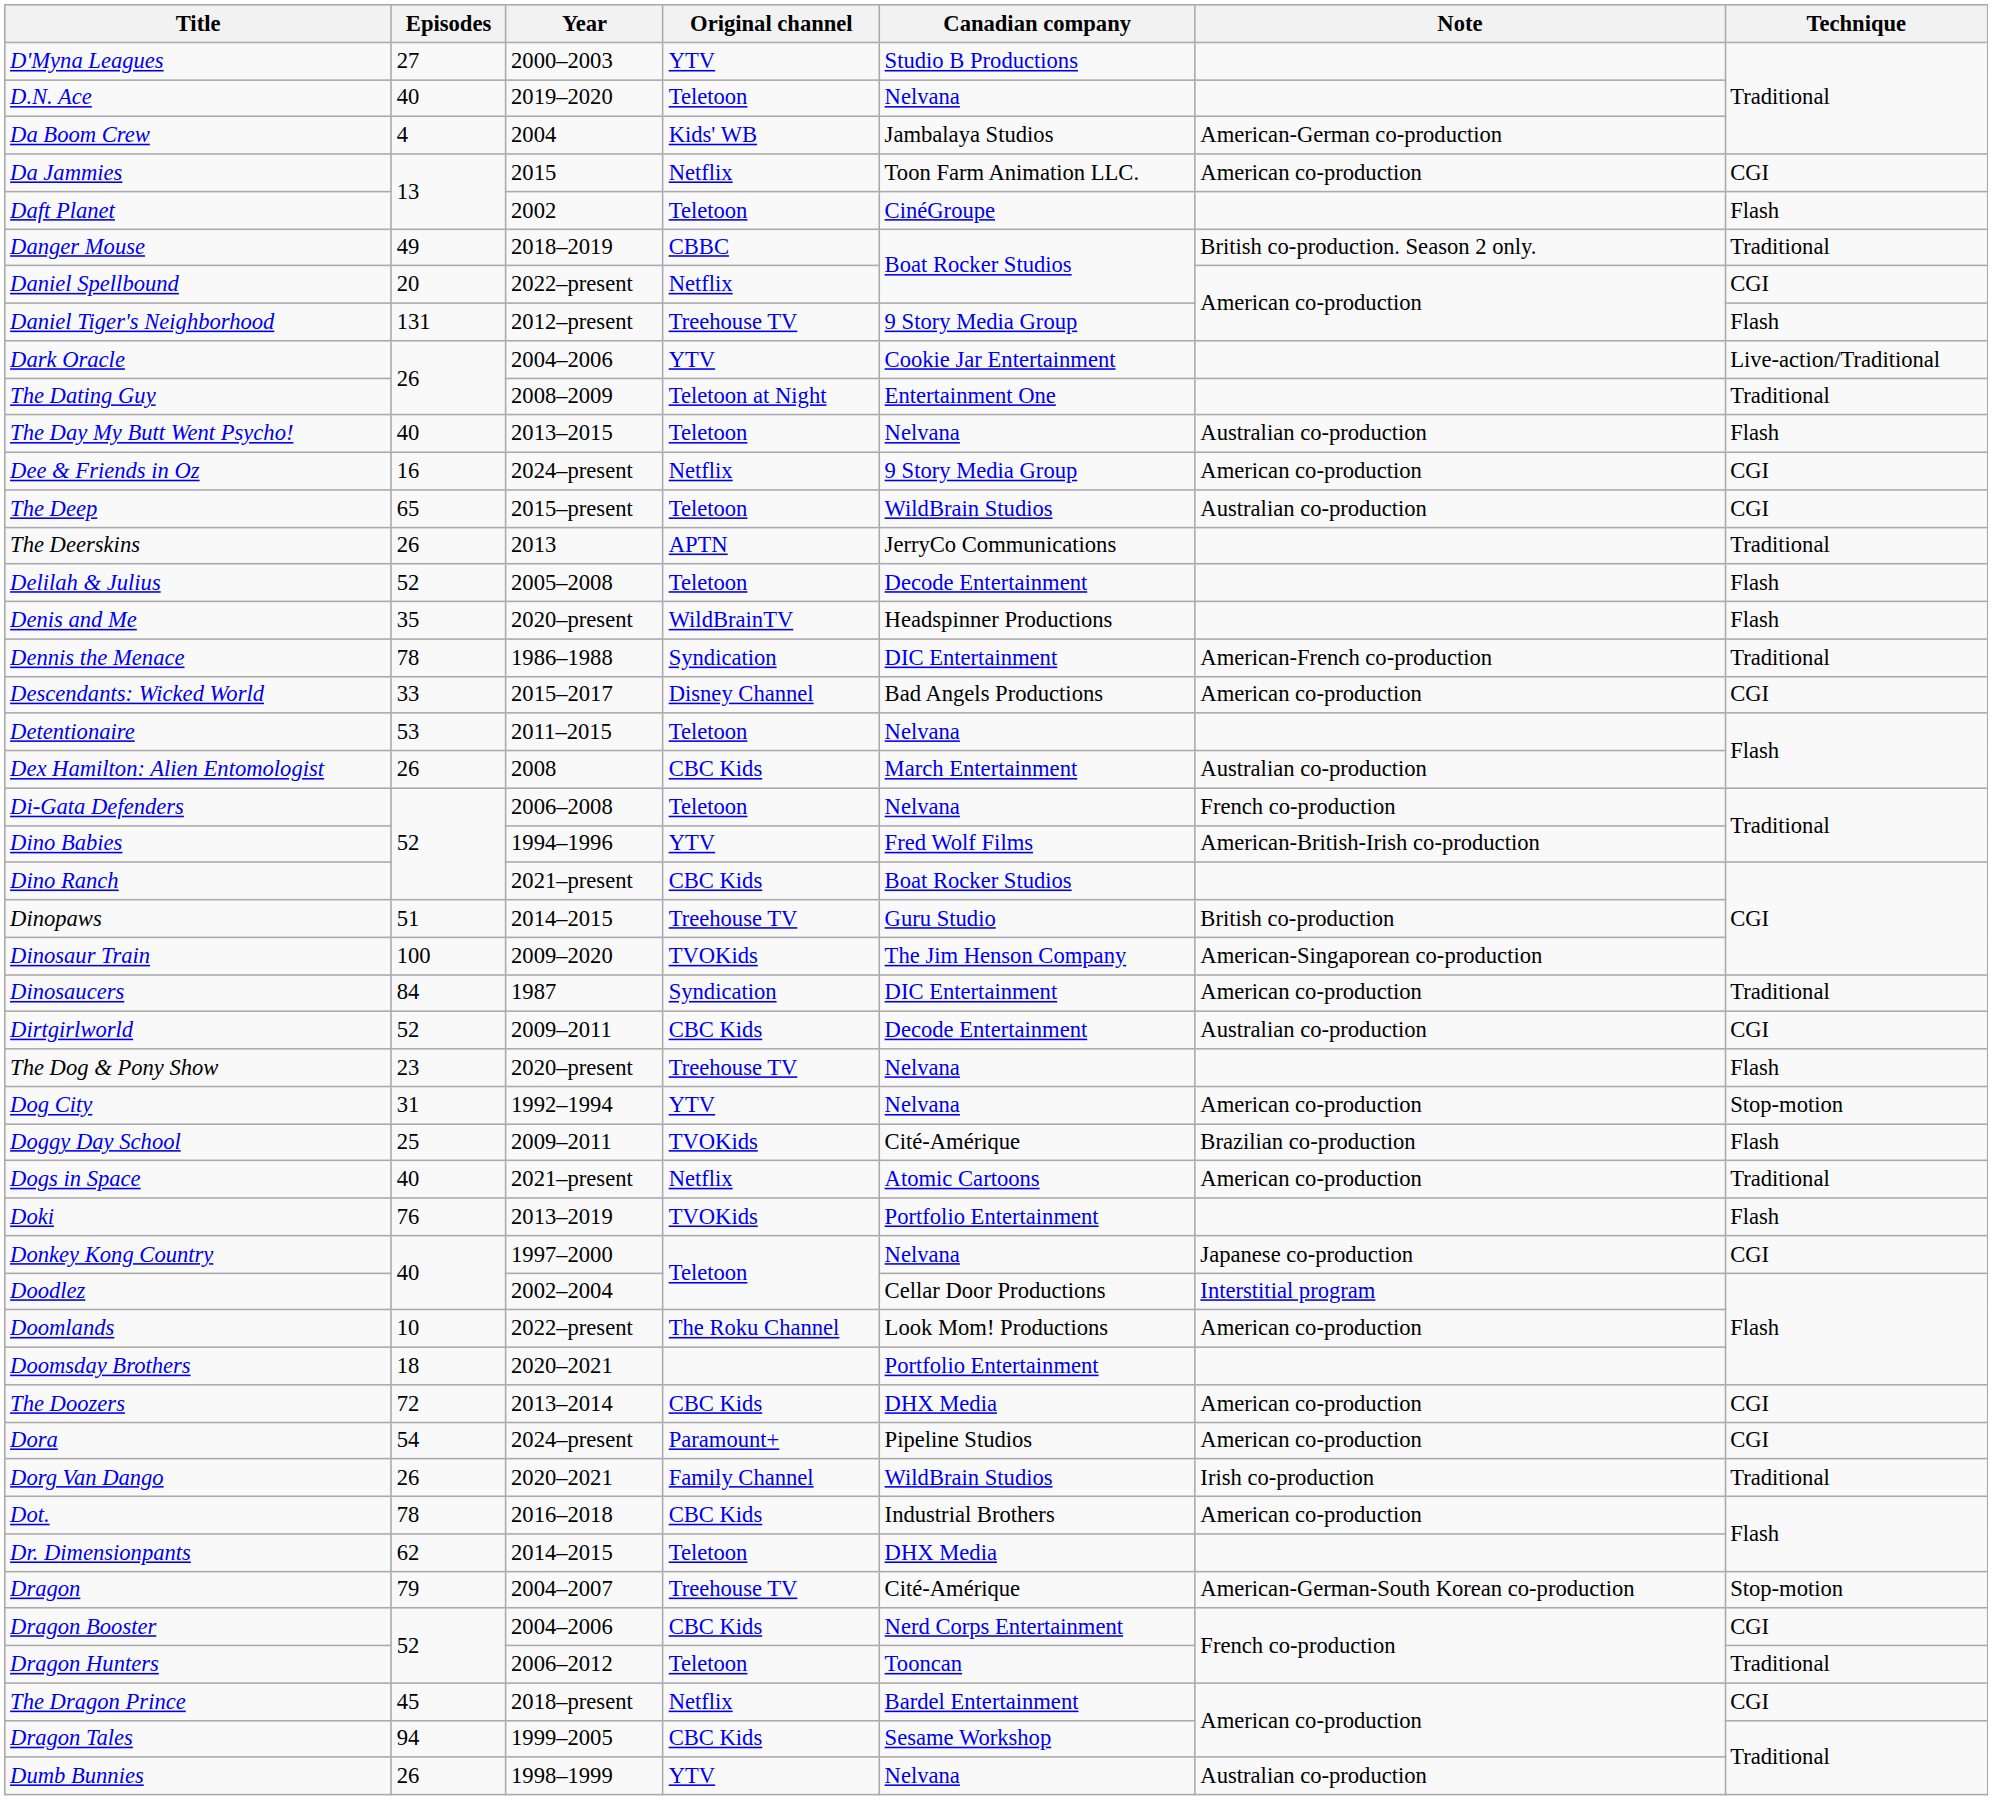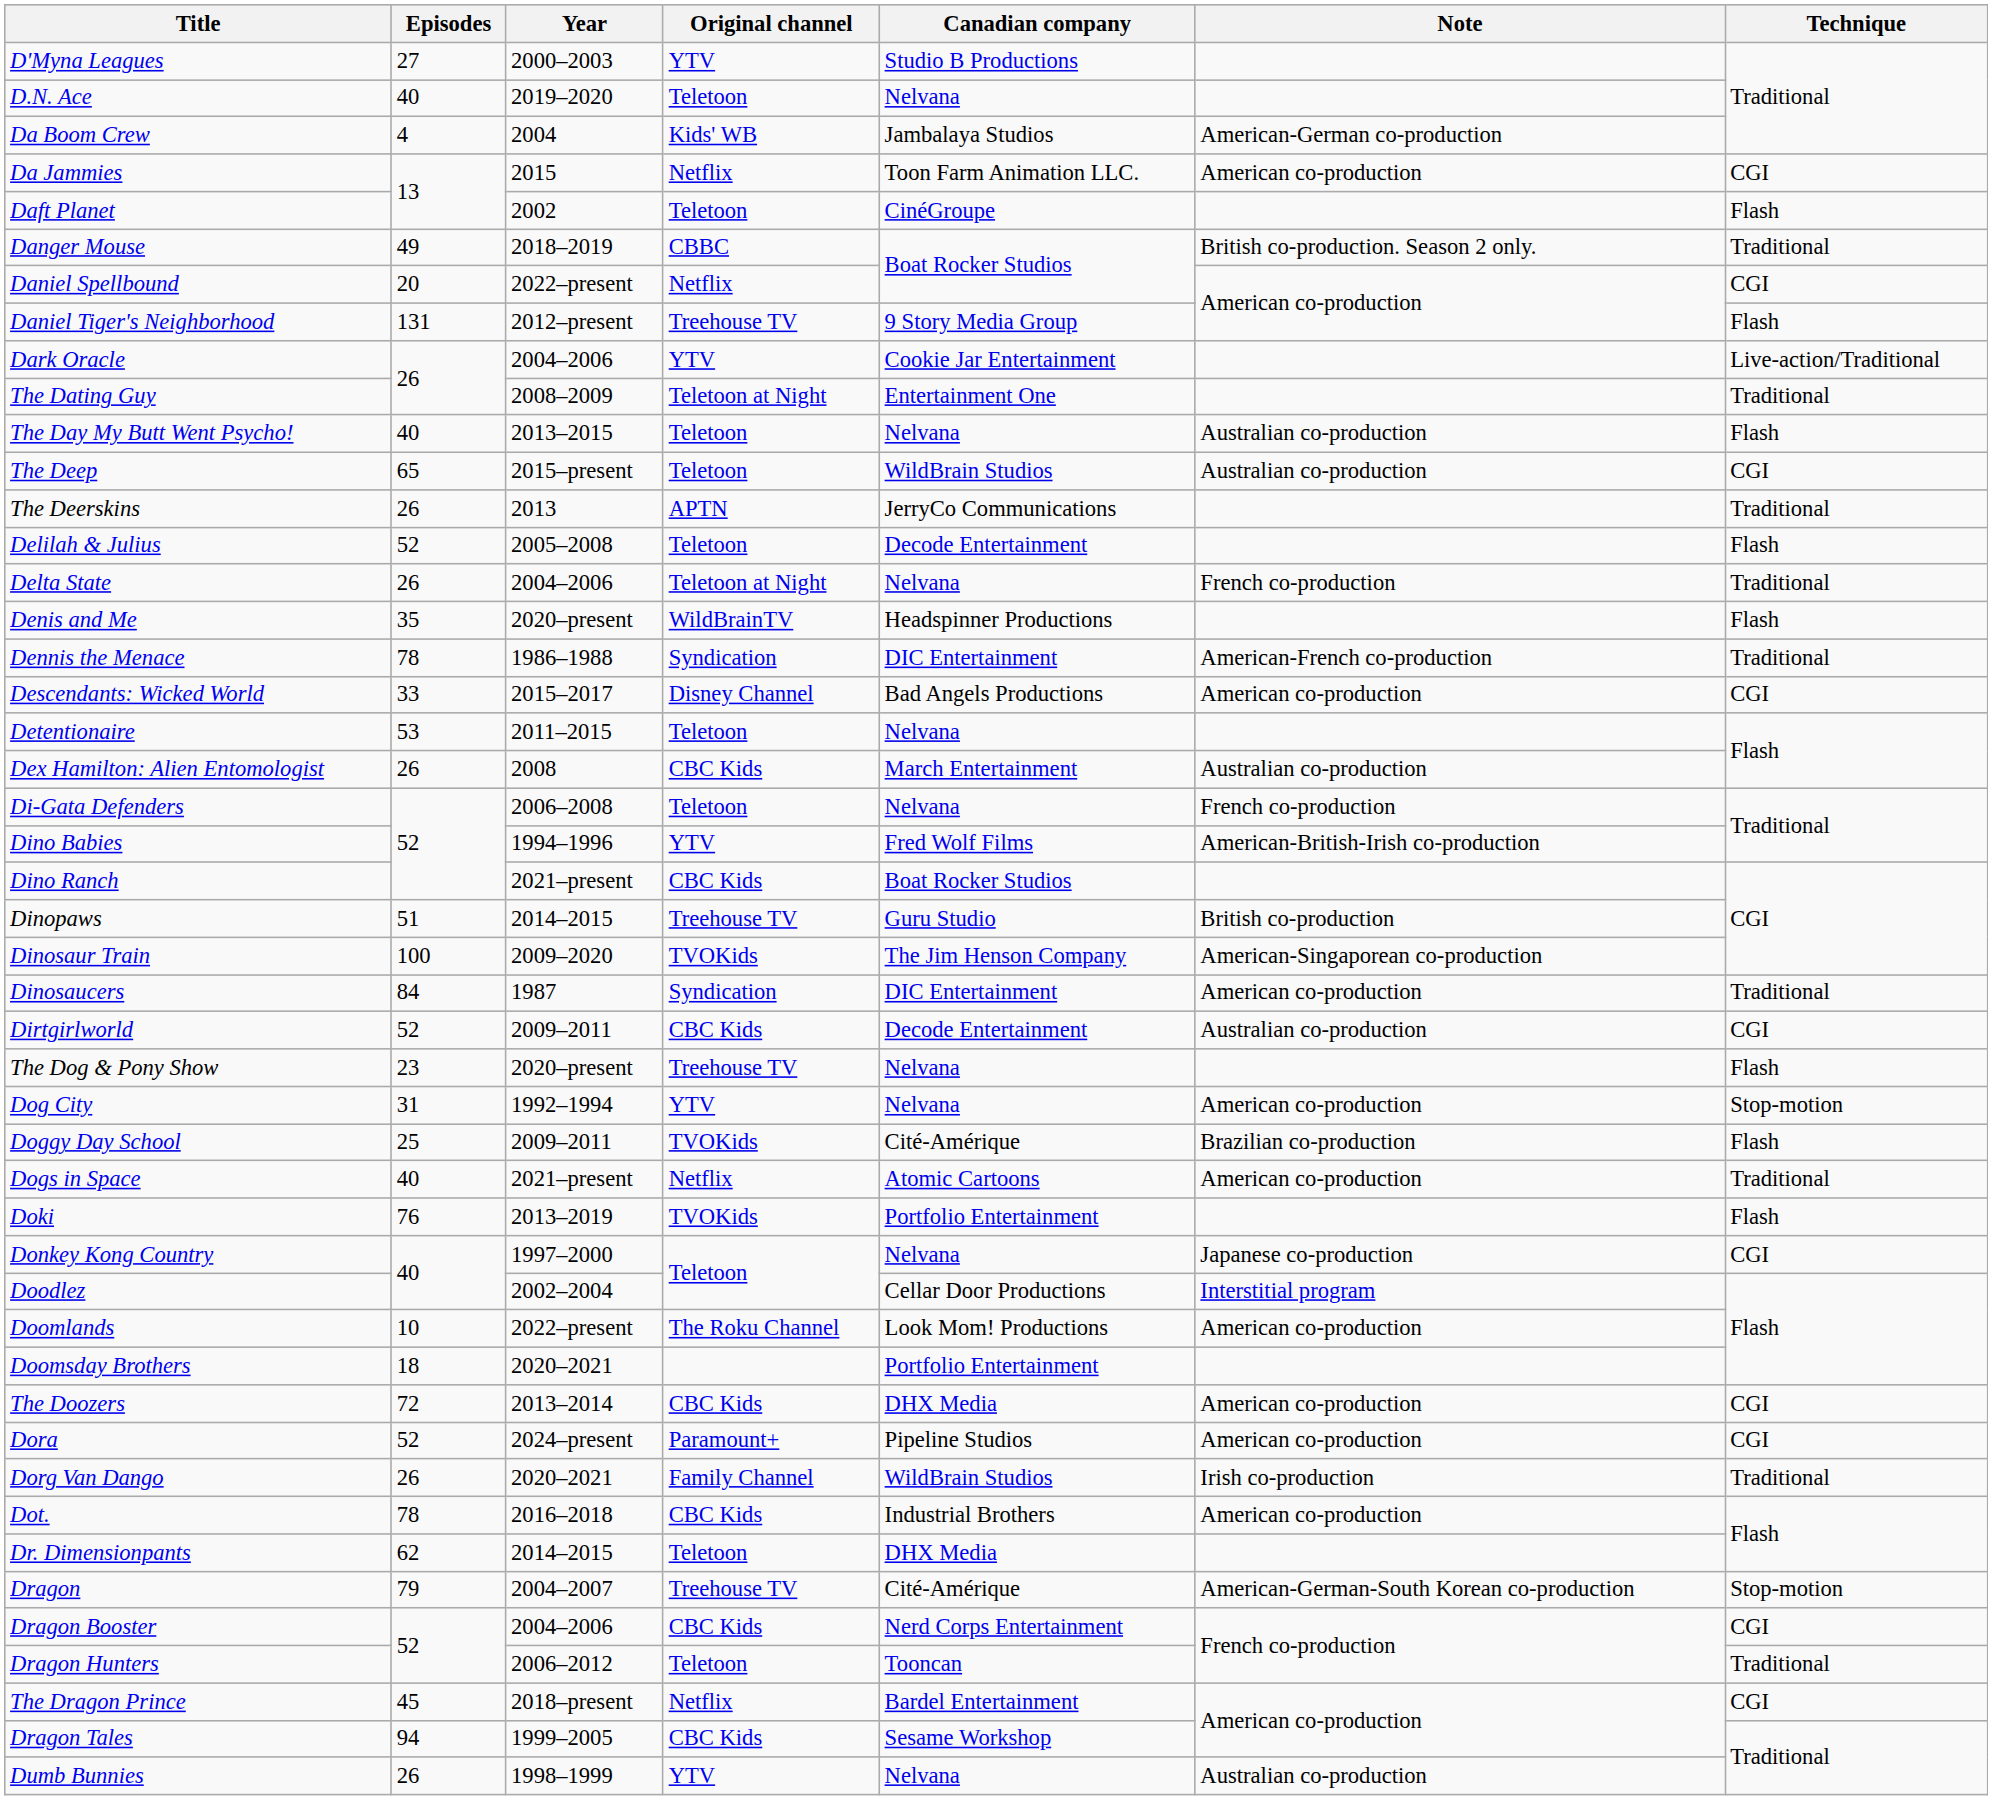- row: (105, 470)
+ row: (61, 582)
(408, 1440) 54 -> (408, 1440) 52
